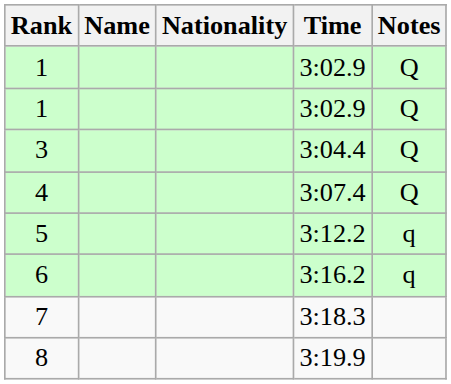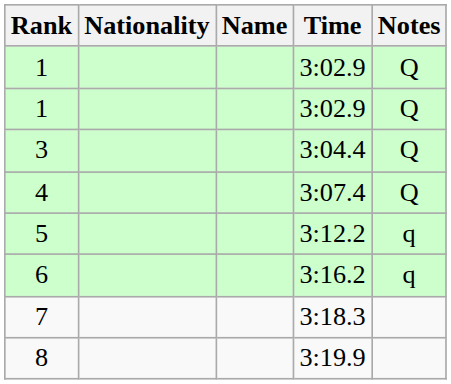columns swapped: (117, 25) <-> (225, 25)
